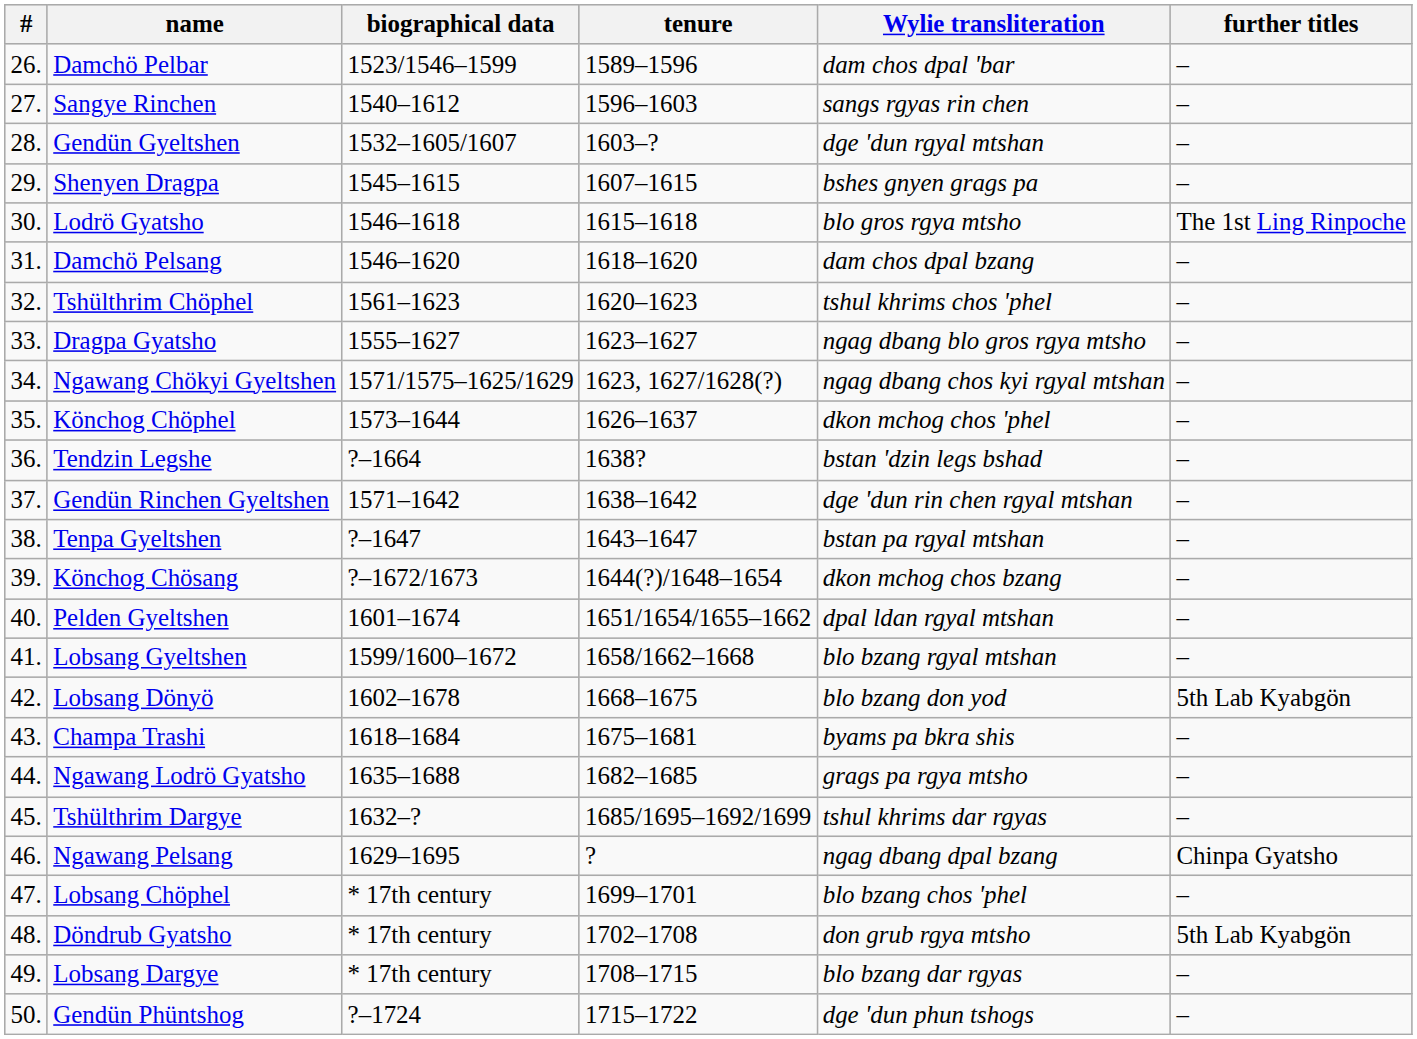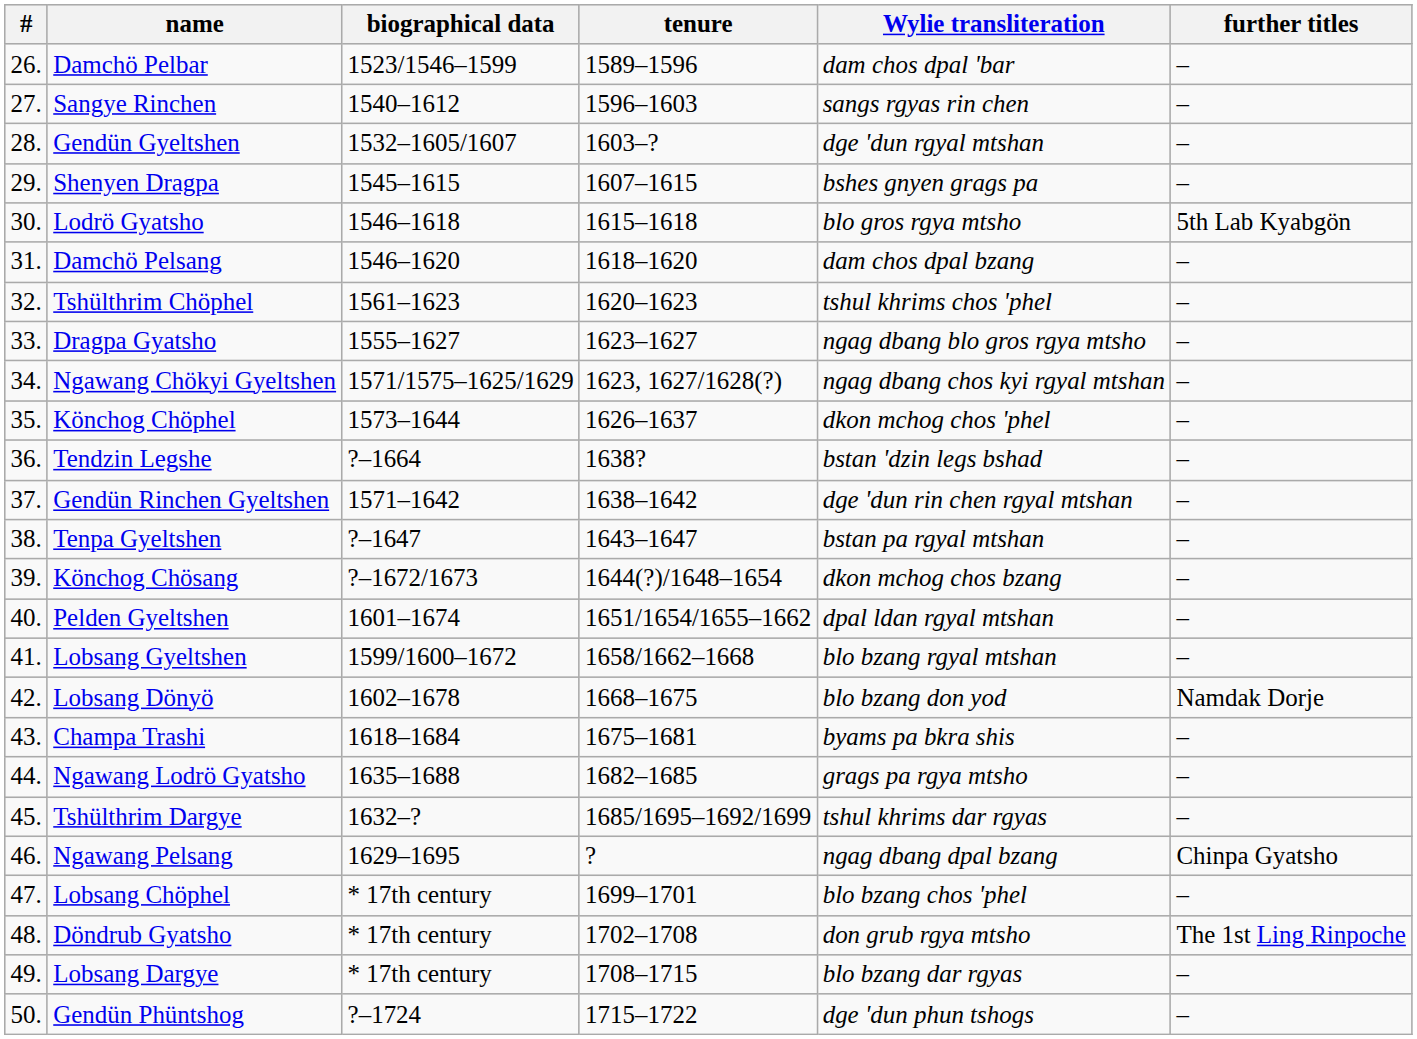(1291, 222) The 1st Ling Rinpoche -> (1264, 222) 5th Lab Kyabgön
(1264, 697) 5th Lab Kyabgön -> (1250, 697) Namdak Dorje
(1264, 934) 5th Lab Kyabgön -> (1291, 934) The 1st Ling Rinpoche
